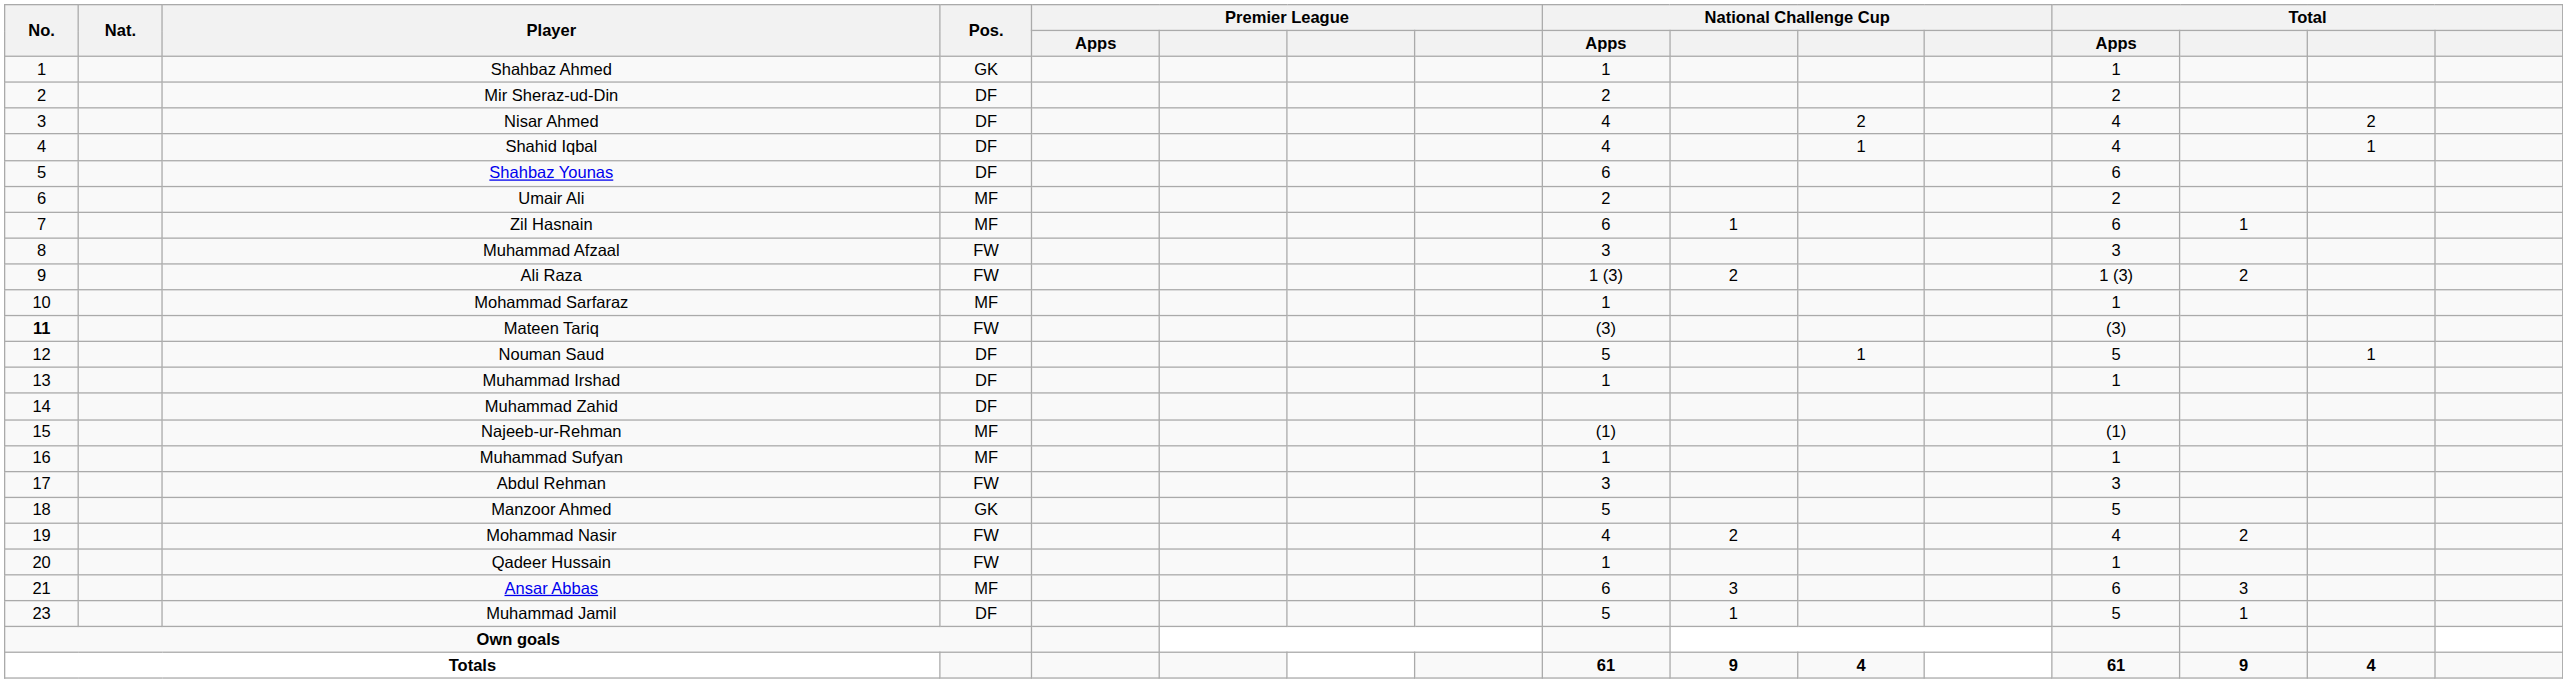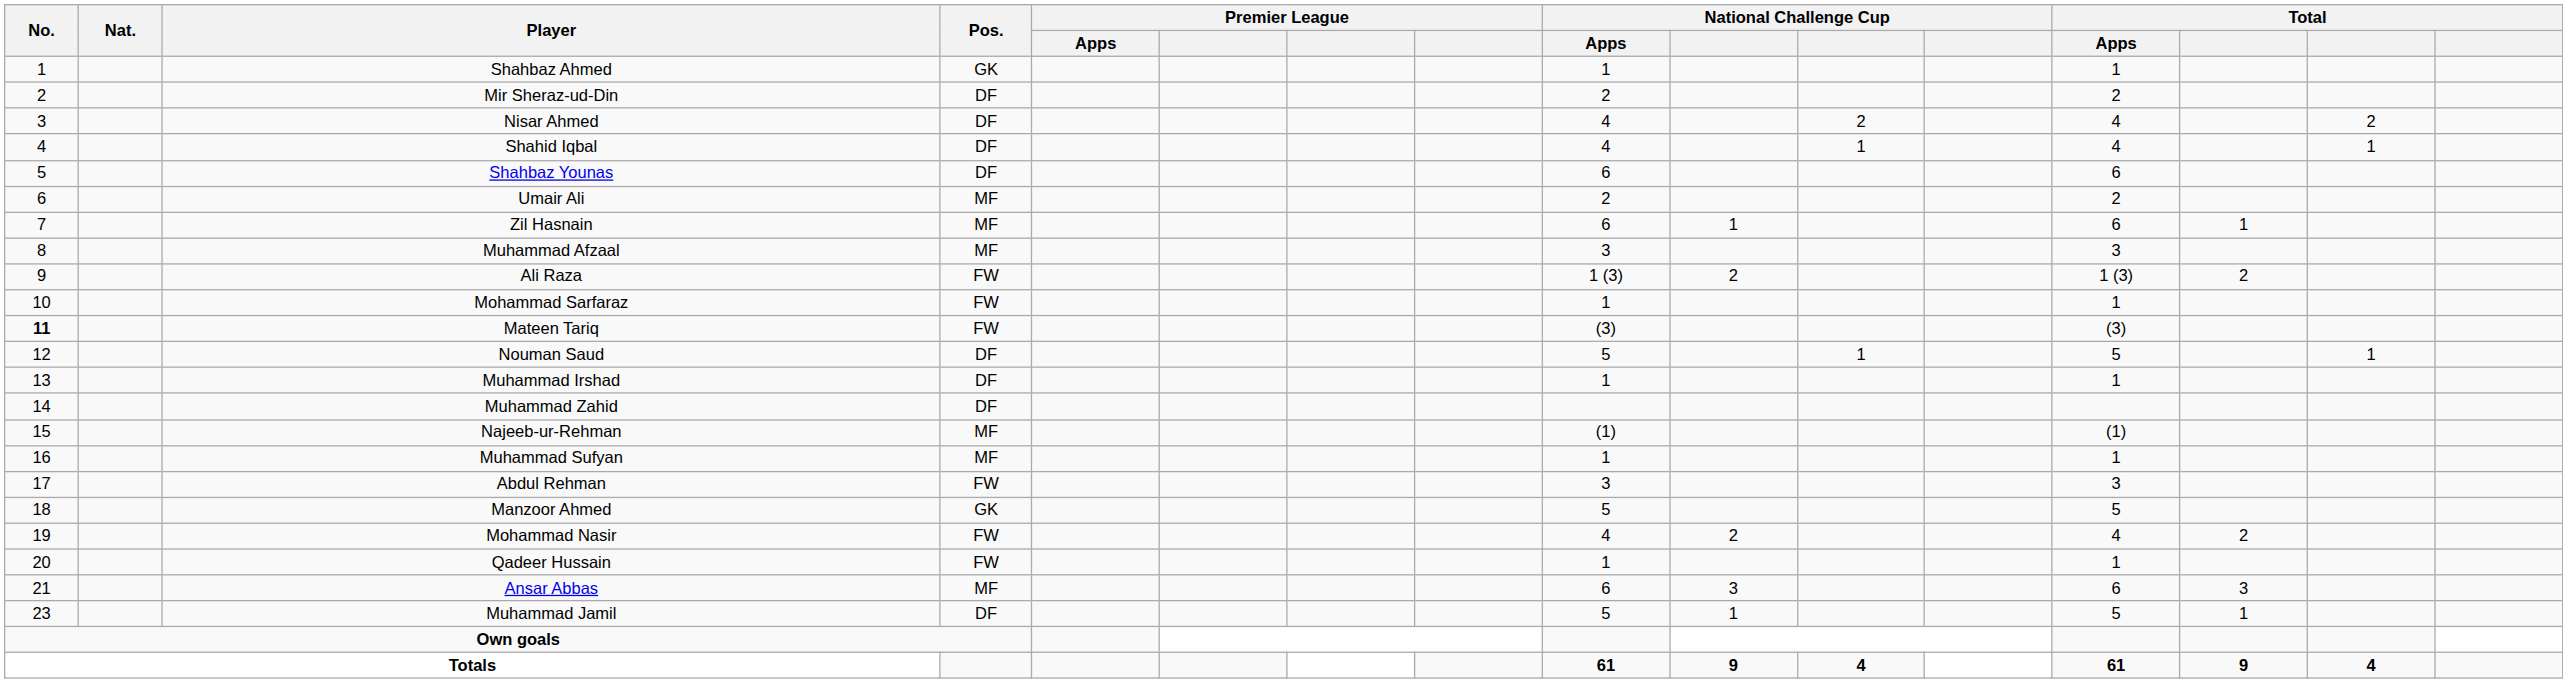(986, 250) FW -> (986, 250) MF
(986, 302) MF -> (986, 302) FW
